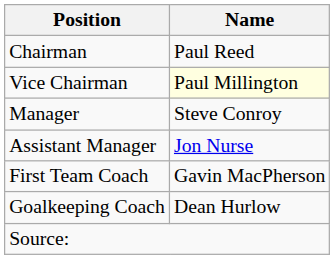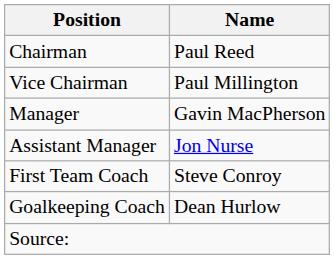(236, 82) lightyellow background -> (236, 82) no background
(228, 113) Steve Conroy -> (250, 113) Gavin MacPherson
(250, 176) Gavin MacPherson -> (228, 176) Steve Conroy
